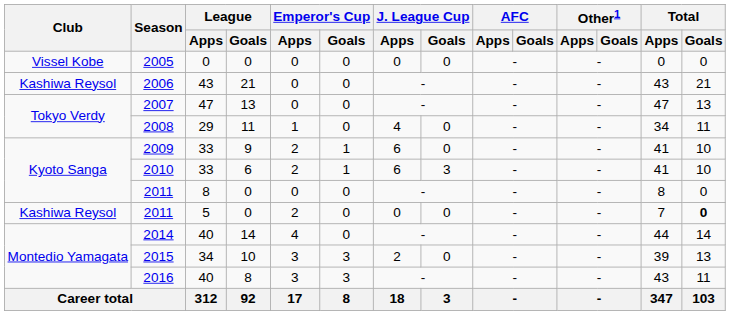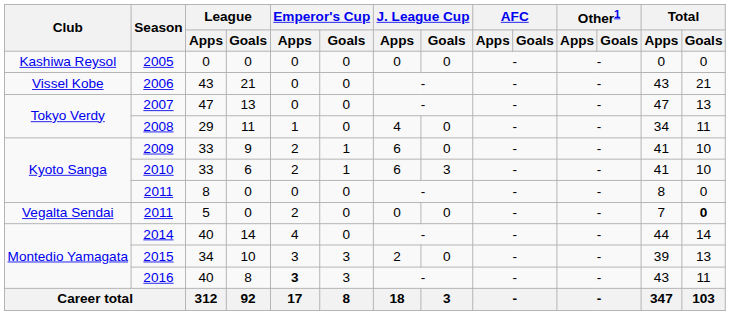(68, 62) Vissel Kobe -> (68, 62) Kashiwa Reysol
(68, 83) Kashiwa Reysol -> (68, 83) Vissel Kobe
(68, 213) Kashiwa Reysol -> (68, 213) Vegalta Sendai
(295, 277) normal -> (295, 277) bold
